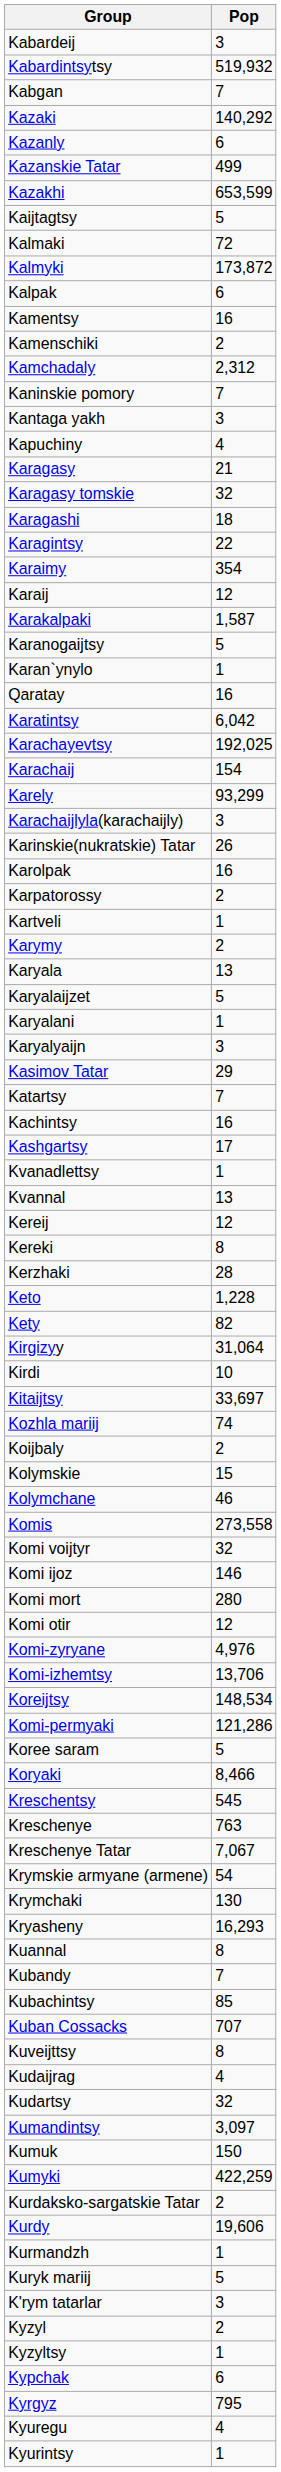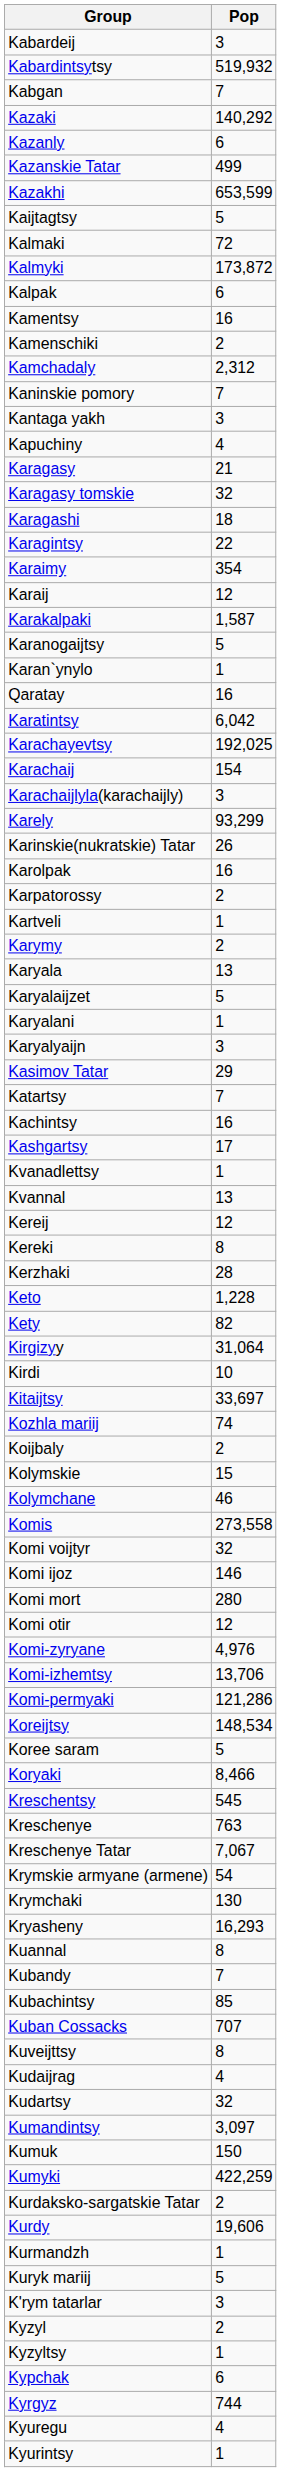rows swapped: (96, 820) <-> (31, 795)
rows swapped: (61, 1725) <-> (39, 1700)
(228, 2403) 795 -> (228, 2403) 744
